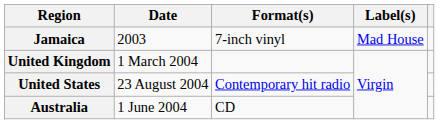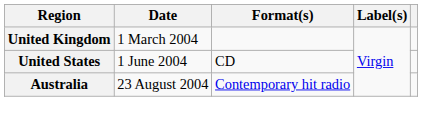- row: (59, 38)
(163, 84) 23 August 2004 -> (152, 61) 1 June 2004
(283, 84) Contemporary hit radio -> (225, 61) CD
(152, 107) 1 June 2004 -> (163, 84) 23 August 2004
(225, 107) CD -> (283, 84) Contemporary hit radio
